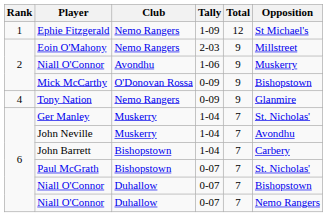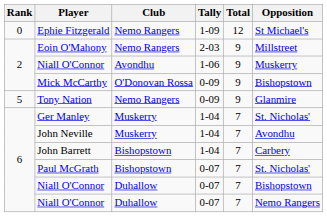(20, 30) 1 -> (20, 30) 0
(20, 99) 4 -> (20, 99) 5
